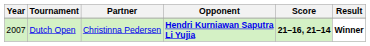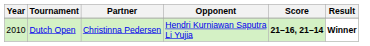(16, 30) 2007 -> (16, 30) 2010
(219, 30) bold -> (216, 30) normal
